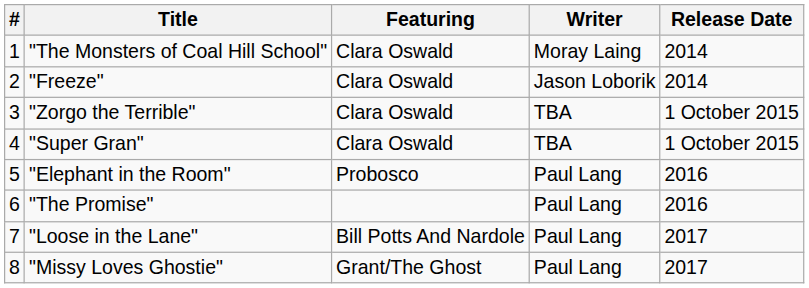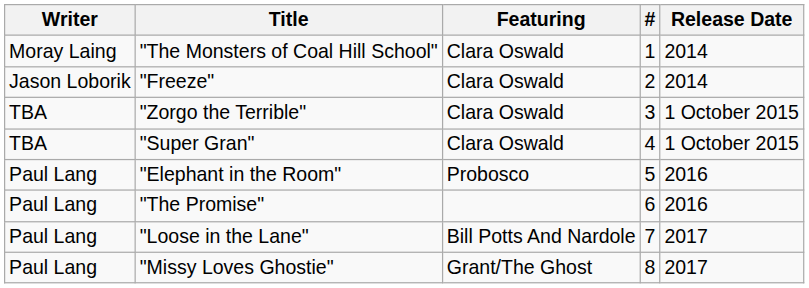columns swapped: (15, 19) <-> (595, 19)
